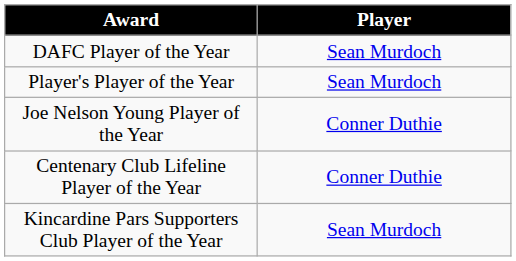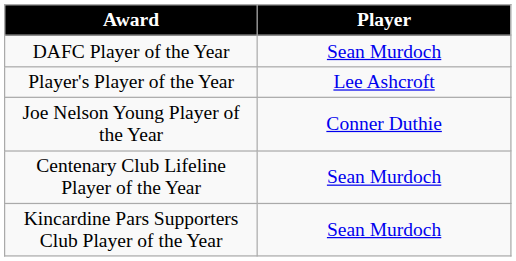(384, 81) Sean Murdoch -> (384, 81) Lee Ashcroft
(384, 176) Conner Duthie -> (384, 176) Sean Murdoch
